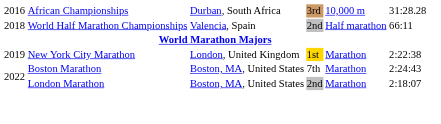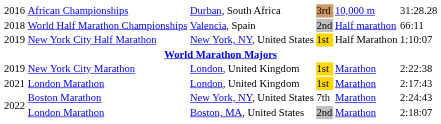+ row: (15, 40)
+ row: (15, 83)
(247, 69) Boston, MA, United States -> (252, 98) New York, NY, United States
